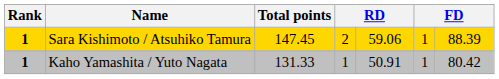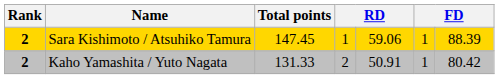(25, 39) 1 -> (25, 39) 2
(345, 39) 2 -> (345, 39) 1
(25, 62) 1 -> (25, 62) 2
(345, 62) 1 -> (345, 62) 2
